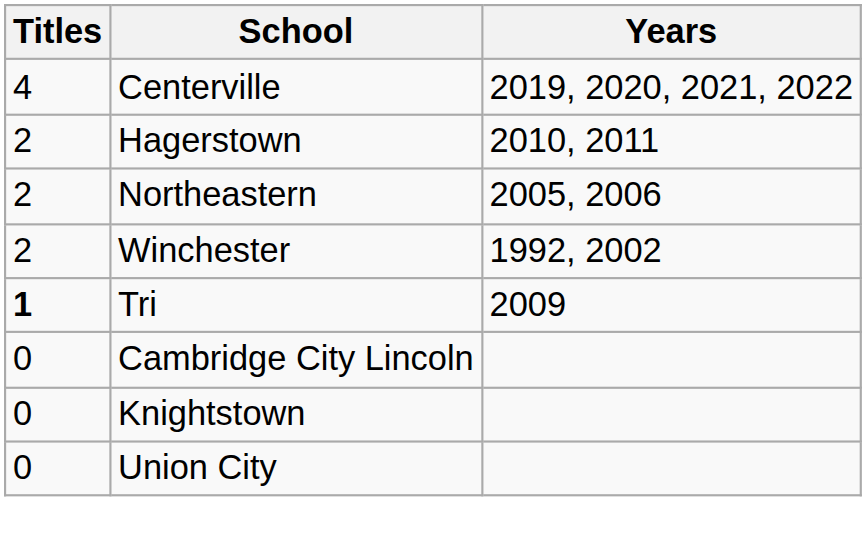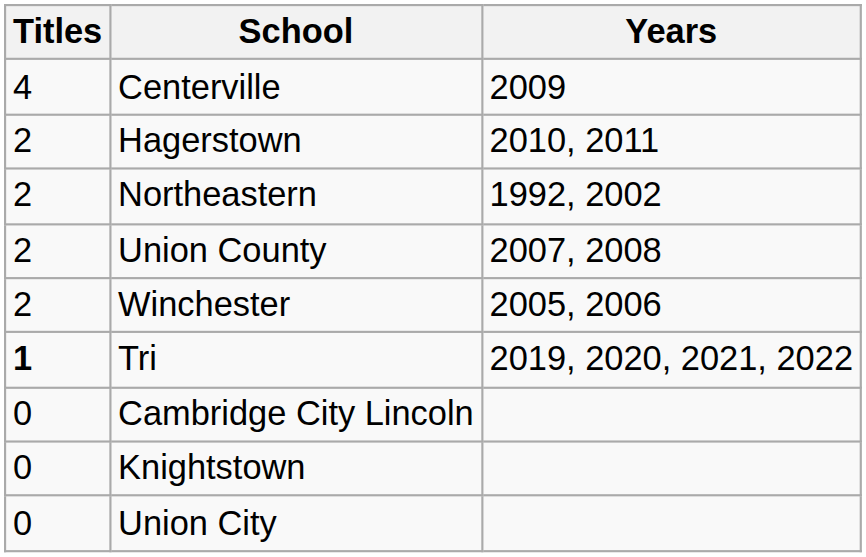(671, 86) 2019, 2020, 2021, 2022 -> (528, 86) 2009
(576, 195) 2005, 2006 -> (576, 195) 1992, 2002
+ row: (222, 250)
(576, 250) 1992, 2002 -> (576, 304) 2005, 2006
(528, 304) 2009 -> (671, 359) 2019, 2020, 2021, 2022
